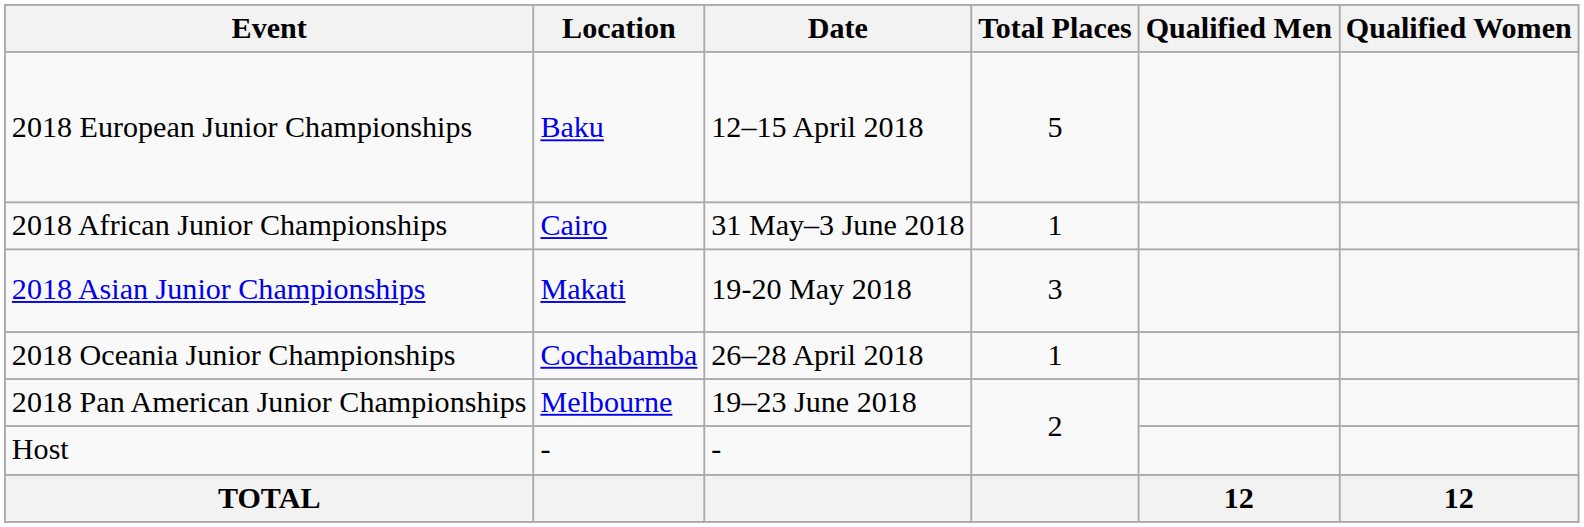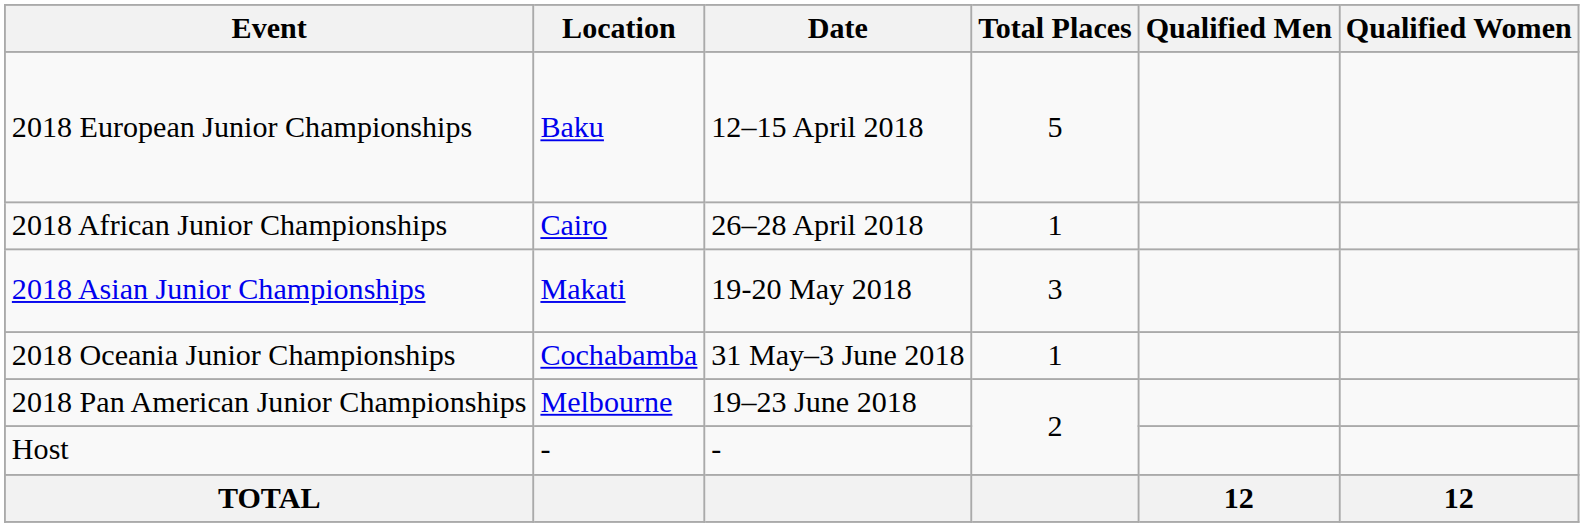(838, 225) 31 May–3 June 2018 -> (817, 225) 26–28 April 2018
(817, 354) 26–28 April 2018 -> (838, 354) 31 May–3 June 2018
